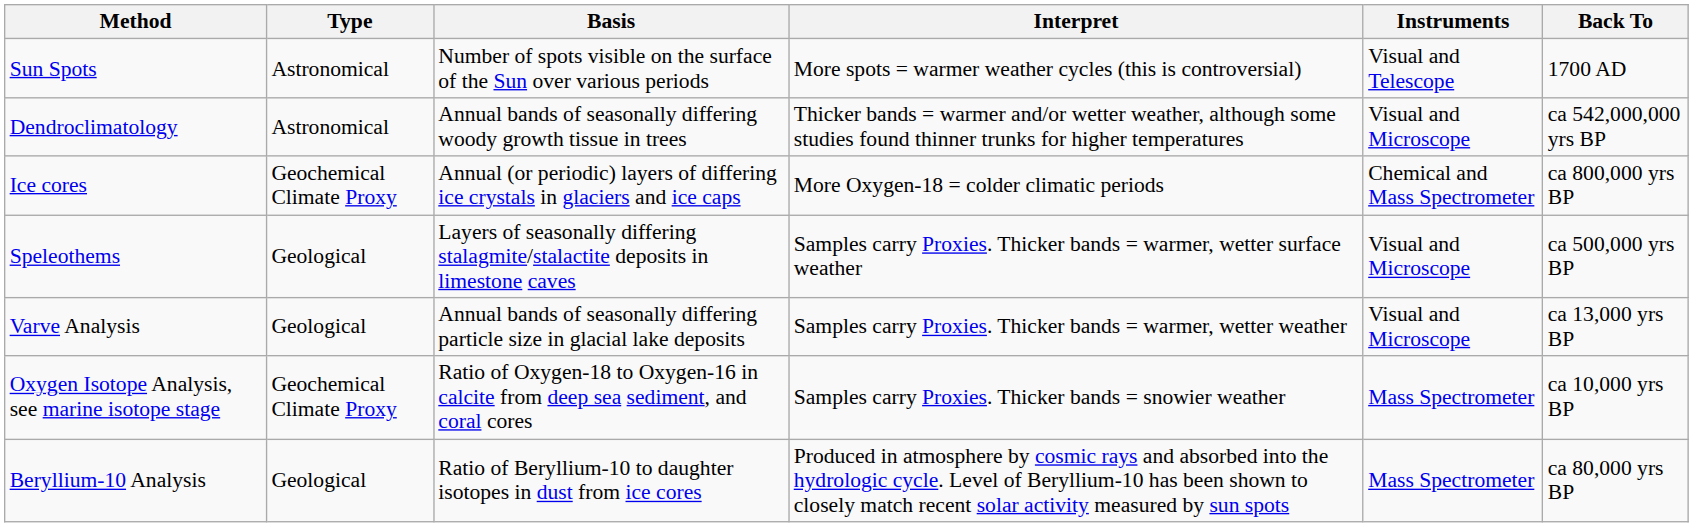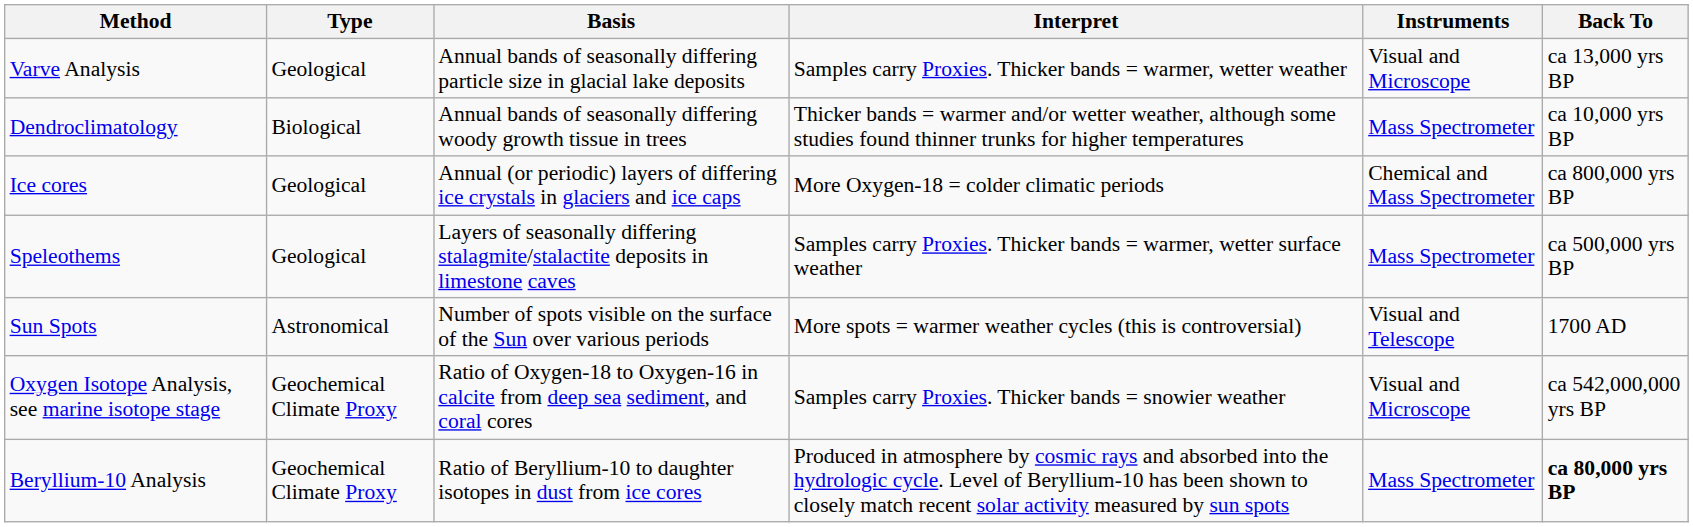rows swapped: (75, 326) <-> (53, 68)
(330, 126) Astronomical -> (316, 126) Biological
(1419, 126) Visual and Microscope -> (1451, 126) Mass Spectrometer
(1614, 126) ca 542,000,000 yrs BP -> (1606, 126) ca 10,000 yrs BP
(334, 185) Geochemical Climate Proxy -> (319, 185) Geological
(1419, 255) Visual and Microscope -> (1451, 255) Mass Spectrometer
(1451, 397) Mass Spectrometer -> (1419, 397) Visual and Microscope
(1606, 397) ca 10,000 yrs BP -> (1614, 397) ca 542,000,000 yrs BP
(319, 480) Geological -> (334, 480) Geochemical Climate Proxy
(1606, 480) normal -> (1607, 480) bold
